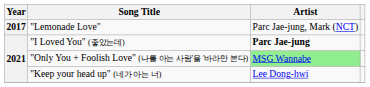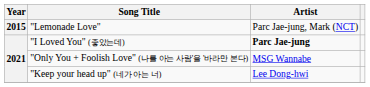(16, 27) 2017 -> (16, 27) 2015
(282, 58) lightgreen background -> (282, 58) no background
